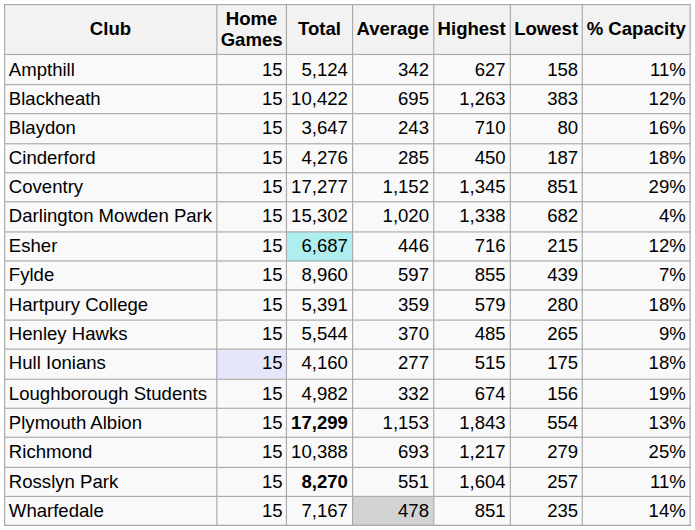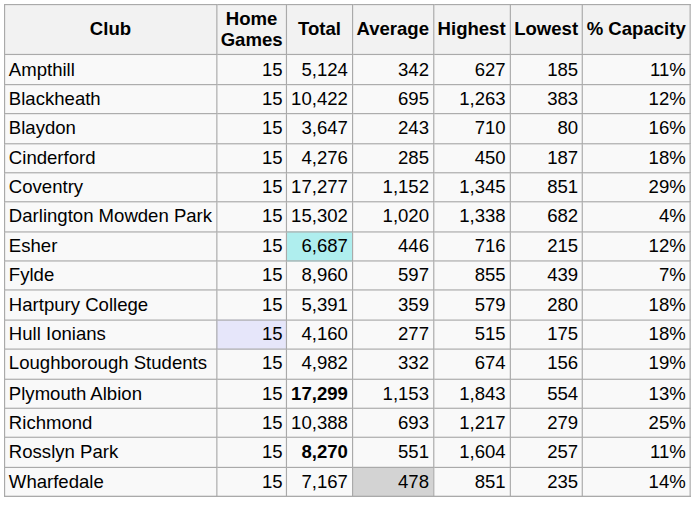(563, 69) 158 -> (563, 69) 185
- row: (68, 334)
